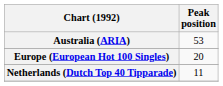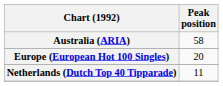(199, 40) 53 -> (199, 40) 58
